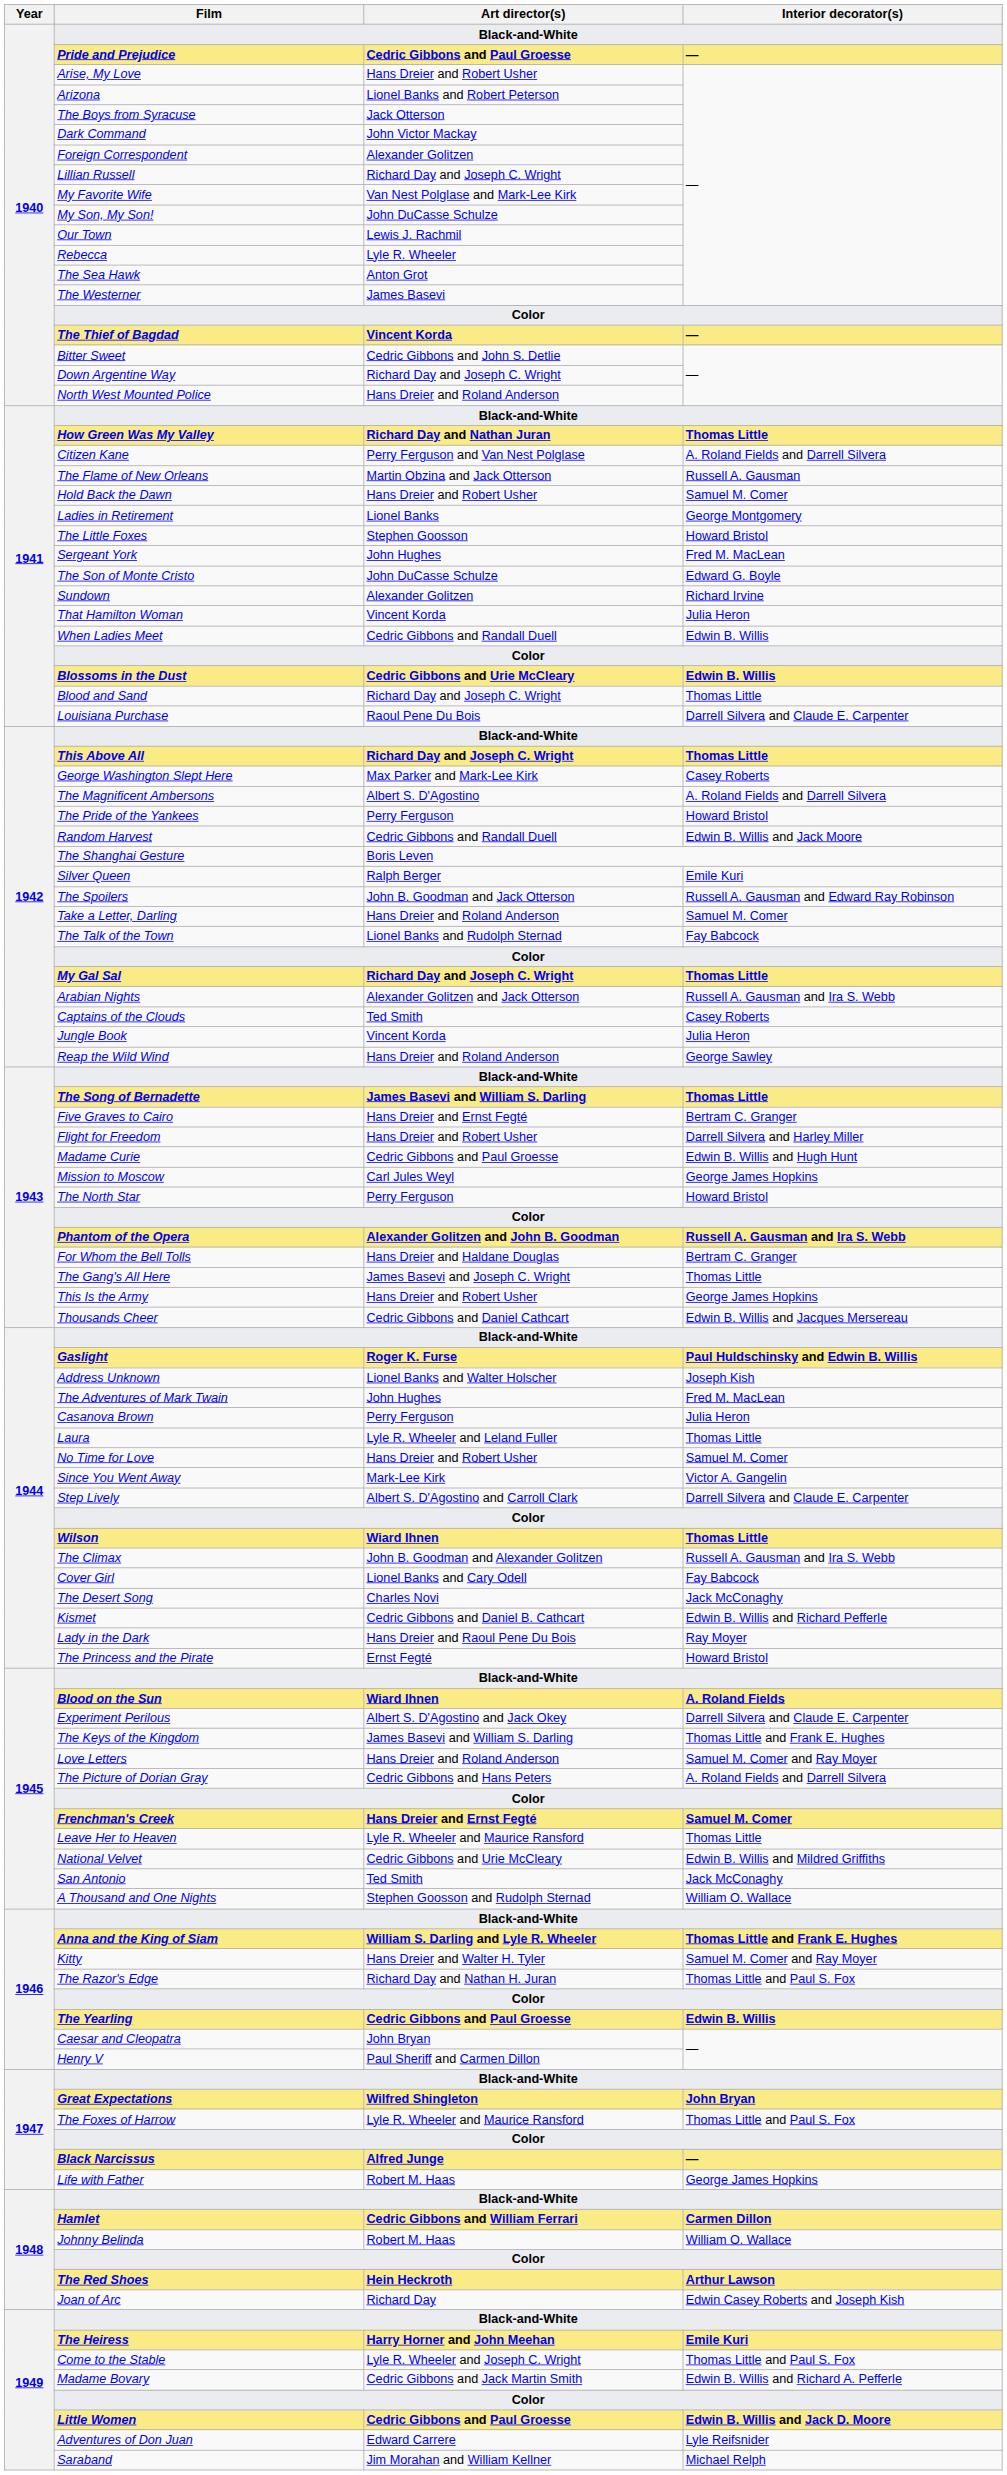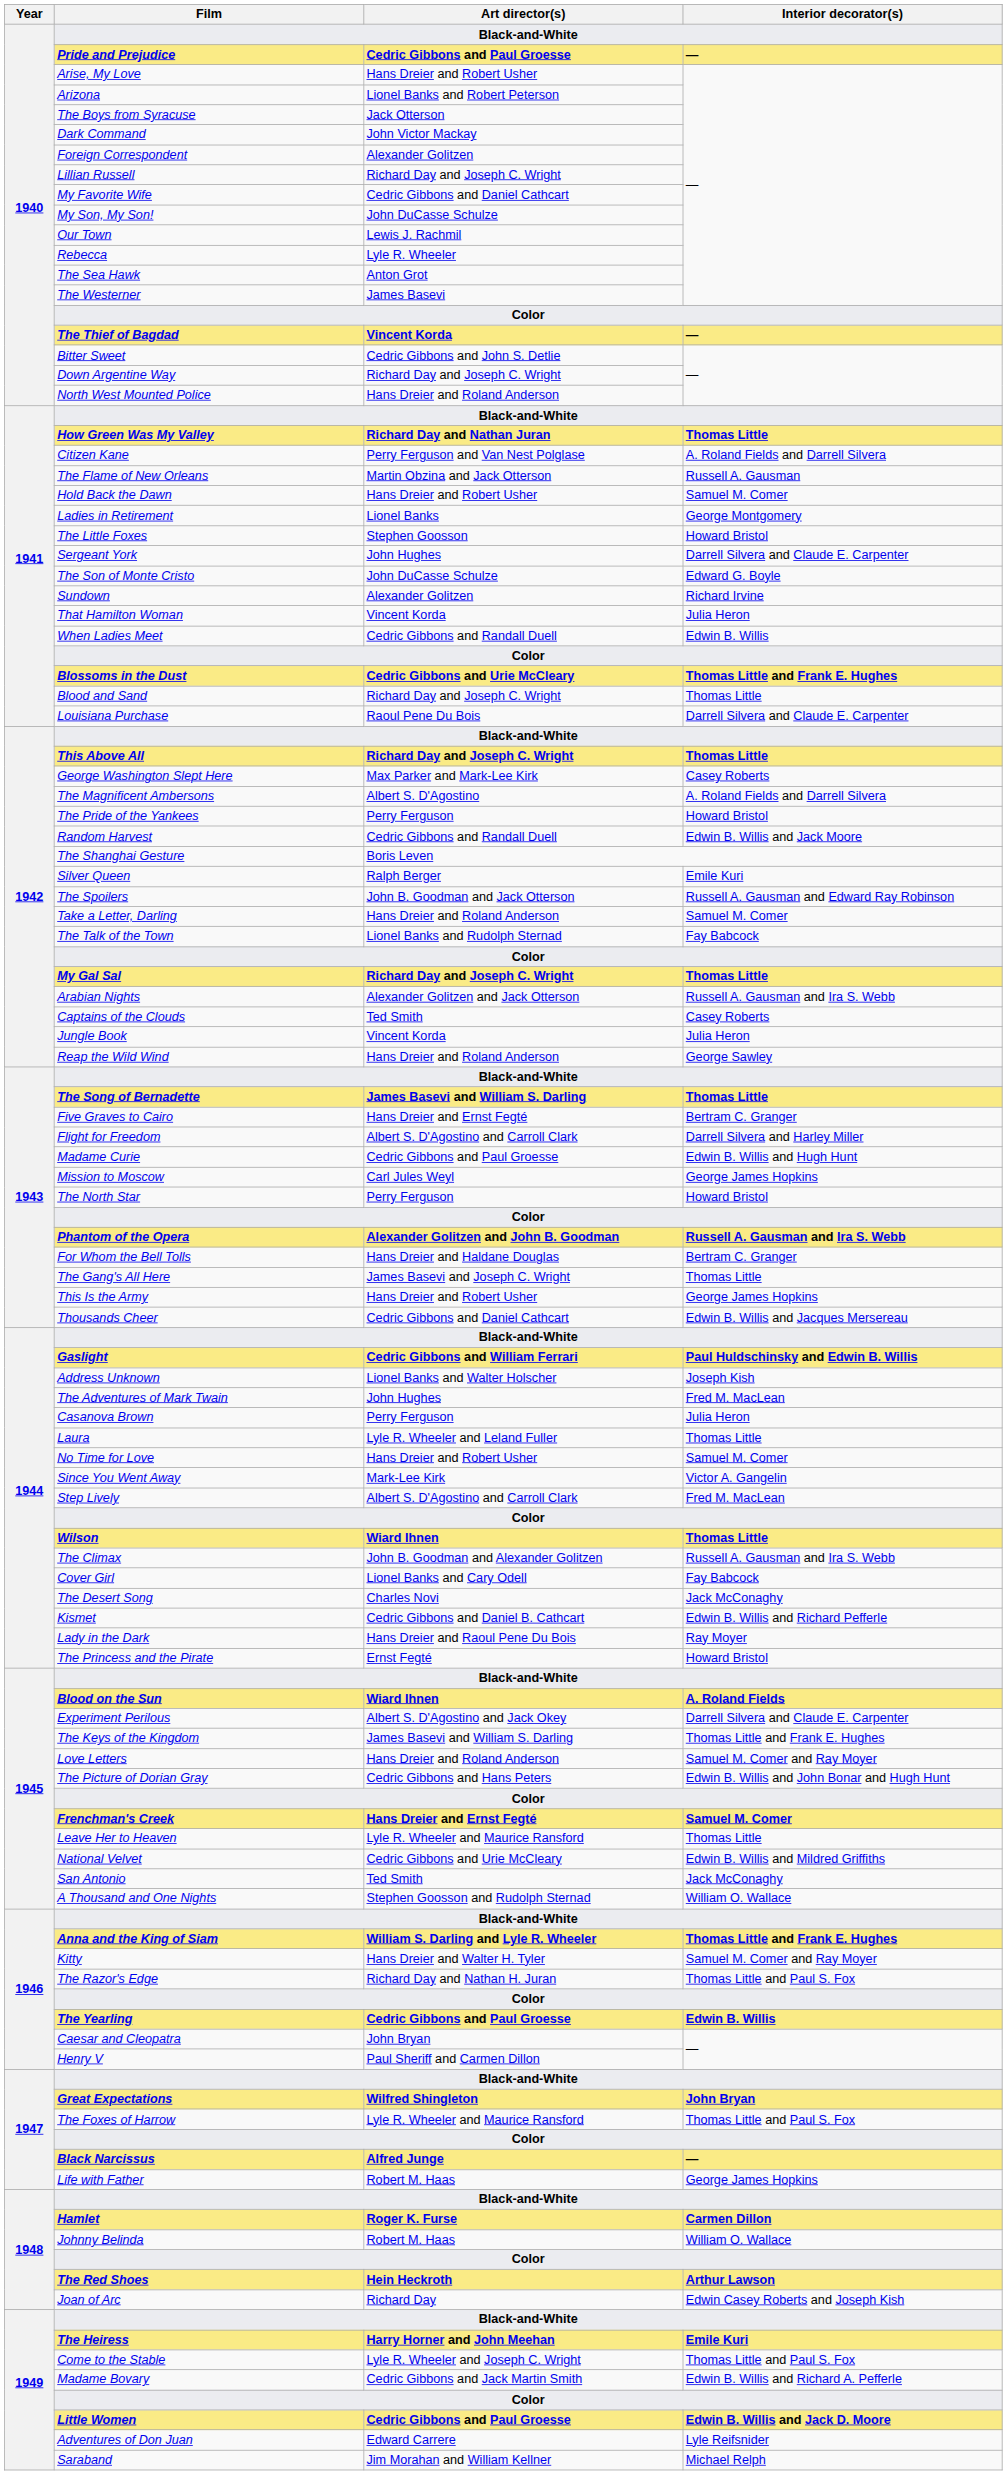(471, 194) Van Nest Polglase and Mark-Lee Kirk -> (468, 194) Cedric Gibbons and Daniel Cathcart
(735, 555) Fred M. MacLean -> (797, 555) Darrell Silvera and Claude E. Carpenter
(731, 676) Edwin B. Willis -> (791, 676) Thomas Little and Frank E. Hughes
(452, 1137) Hans Dreier and Robert Usher -> (472, 1137) Albert S. D'Agostino and Carroll Clark
(412, 1357) Roger K. Furse -> (472, 1357) Cedric Gibbons and William Ferrari
(797, 1497) Darrell Silvera and Claude E. Carpenter -> (735, 1497) Fred M. MacLean
(786, 1778) A. Roland Fields and Darrell Silvera -> (818, 1778) Edwin B. Willis and John Bonar and Hugh Hunt
(472, 2219) Cedric Gibbons and William Ferrari -> (412, 2219) Roger K. Furse
